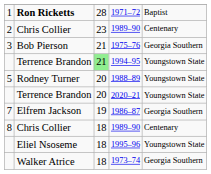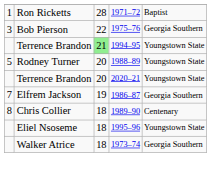(45, 12) bold -> (44, 12) normal
- row: (9, 29)
(101, 45) 21 -> (101, 29) 22
